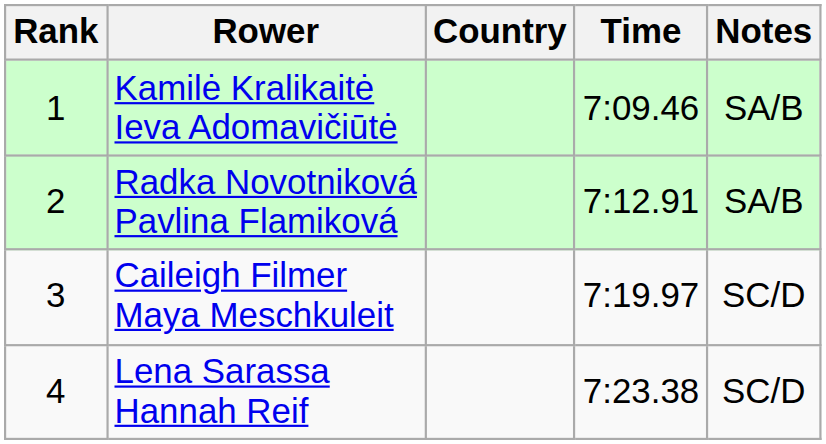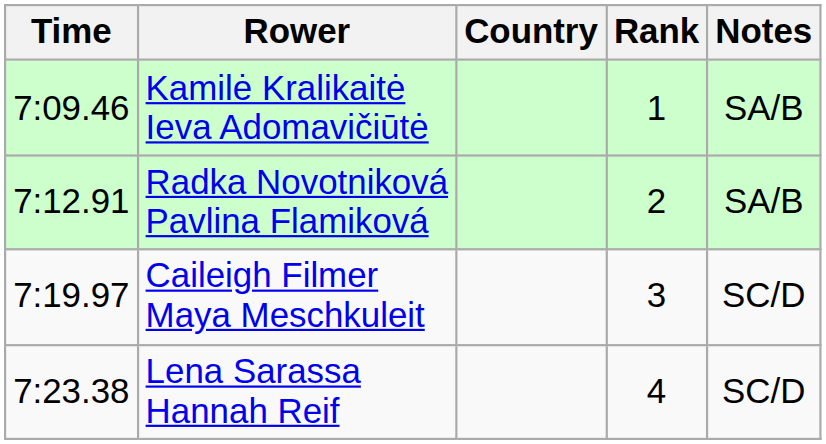columns swapped: (56, 32) <-> (641, 32)
